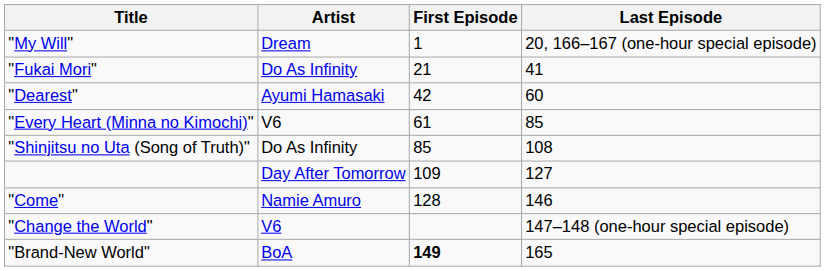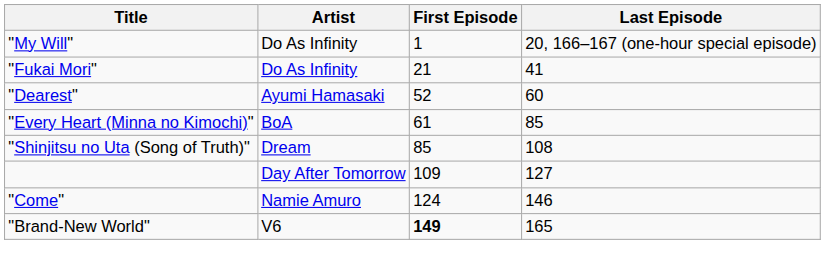(286, 43) Dream -> (309, 43) Do As Infinity
(422, 95) 42 -> (422, 95) 52
(271, 122) V6 -> (277, 122) BoA
(309, 148) Do As Infinity -> (286, 148) Dream
(427, 200) 128 -> (427, 200) 124
- row: (80, 226)
(277, 252) BoA -> (271, 226) V6
